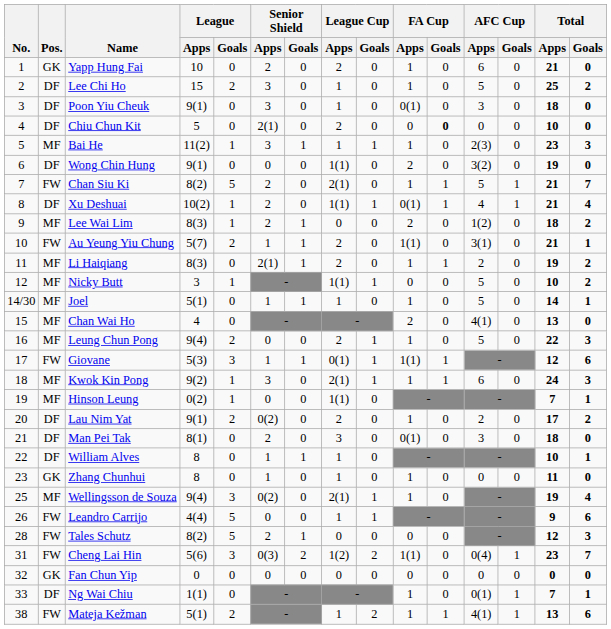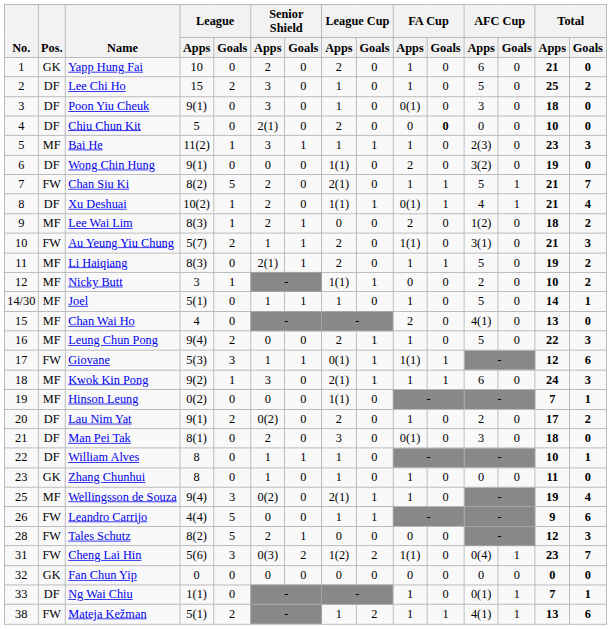(588, 243) 1 -> (588, 243) 3
(481, 262) 2 -> (481, 262) 5
(481, 282) 5 -> (481, 282) 2
(232, 399) 1 -> (232, 399) 0
